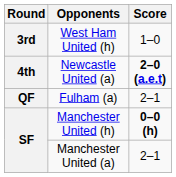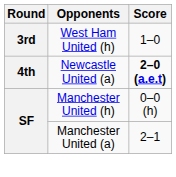- row: (88, 98)
(150, 123) bold -> (150, 104) normal
